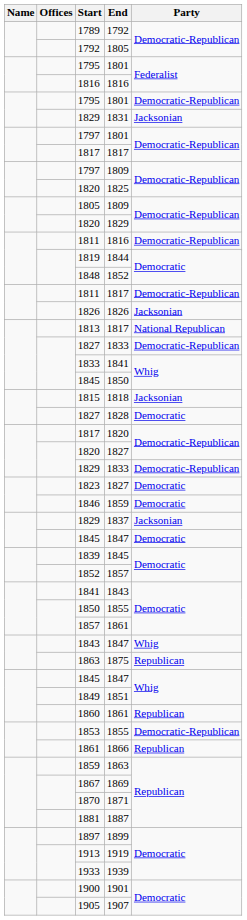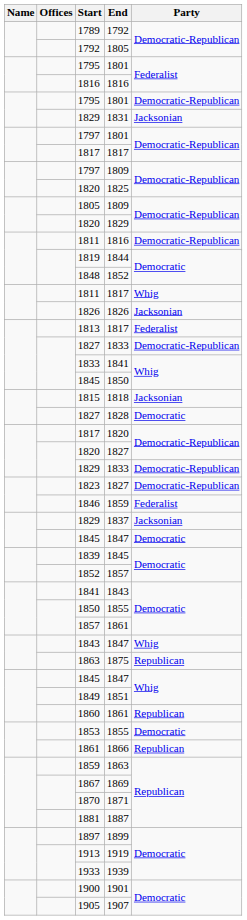(187, 293) Democratic-Republican -> (146, 293) Whig
(179, 328) National Republican -> (156, 328) Federalist
(160, 485) Democratic -> (187, 485) Democratic-Republican
(160, 503) Democratic -> (156, 503) Federalist
(187, 731) Democratic-Republican -> (160, 731) Democratic
